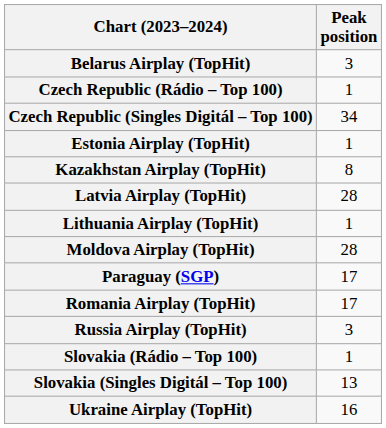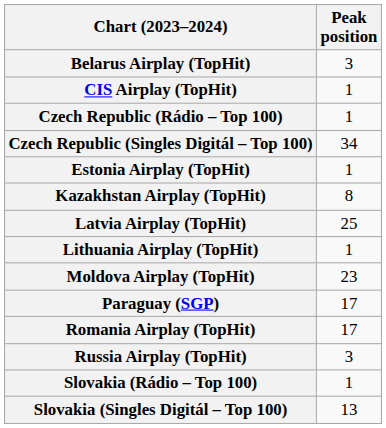+ row: (161, 90)
(349, 196) 28 -> (349, 223) 25
(349, 249) 28 -> (349, 276) 23
- row: (161, 409)
